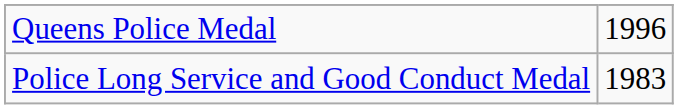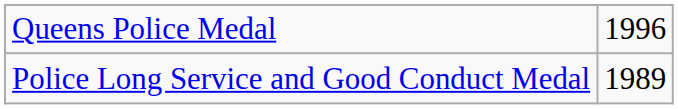(635, 77) 1983 -> (635, 77) 1989
